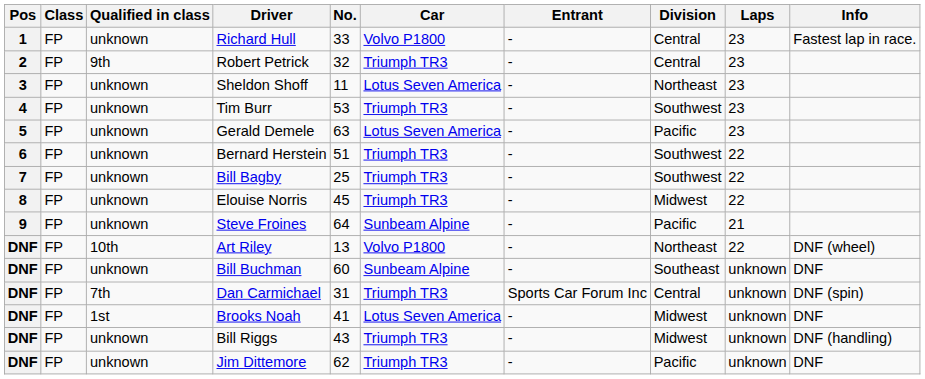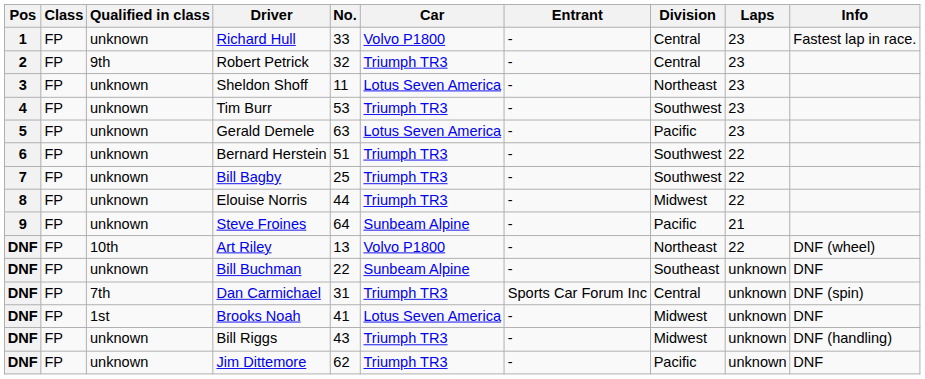(341, 200) 45 -> (341, 200) 44
(341, 270) 60 -> (341, 270) 22
